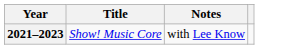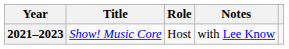+ column: (180, 14)
